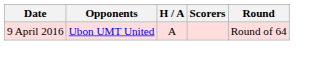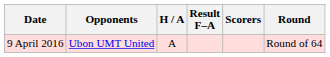+ column: (205, 19)
